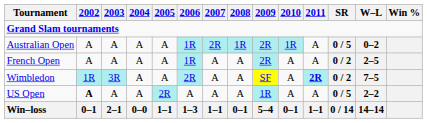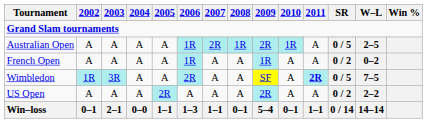(371, 45) 0–2 -> (371, 45) 2–5
(265, 61) 2R -> (265, 61) 1R
(371, 61) 2–5 -> (371, 61) 0–2
(342, 77) 0 / 2 -> (342, 77) 0 / 5
(89, 93) bold -> (89, 93) normal
(265, 93) 1R -> (265, 93) 2R
(342, 93) 0 / 5 -> (342, 93) 0 / 2
